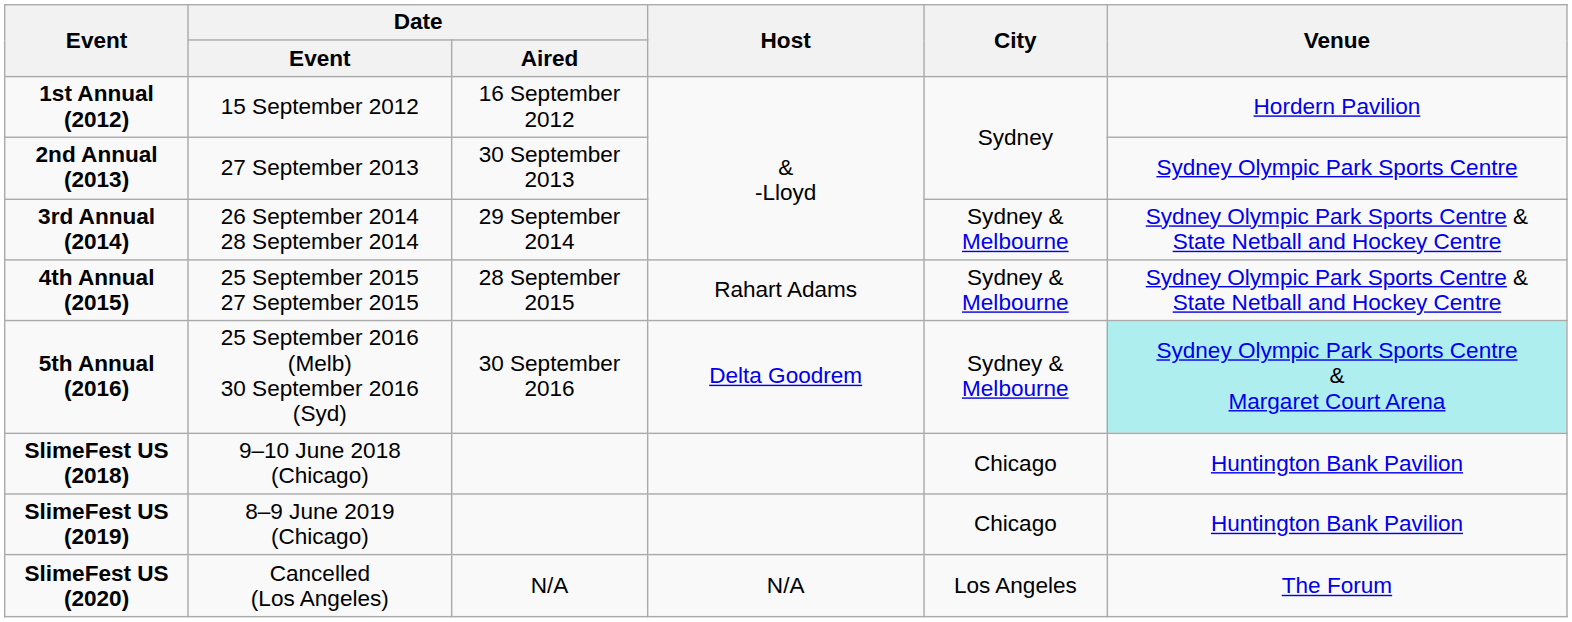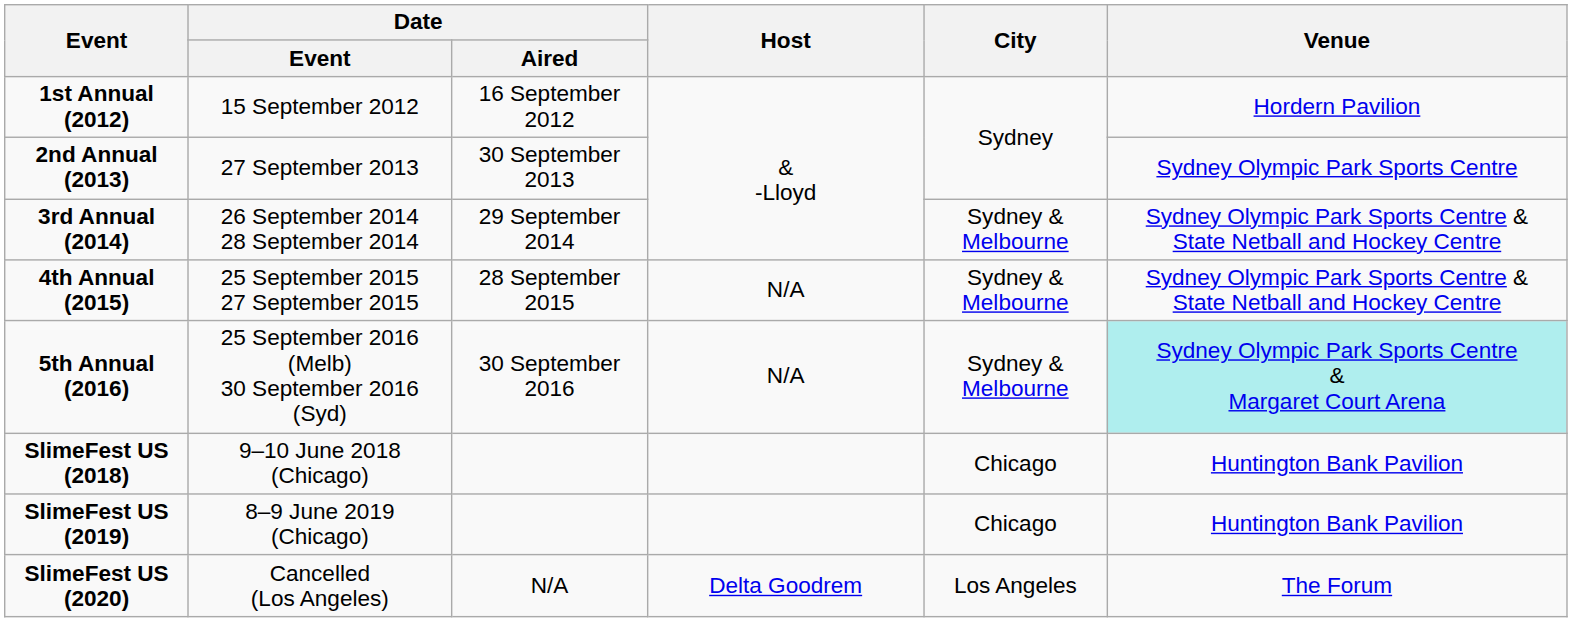(786, 290) Rahart Adams -> (786, 290) N/A
(786, 376) Delta Goodrem -> (786, 376) N/A
(786, 585) N/A -> (786, 585) Delta Goodrem
